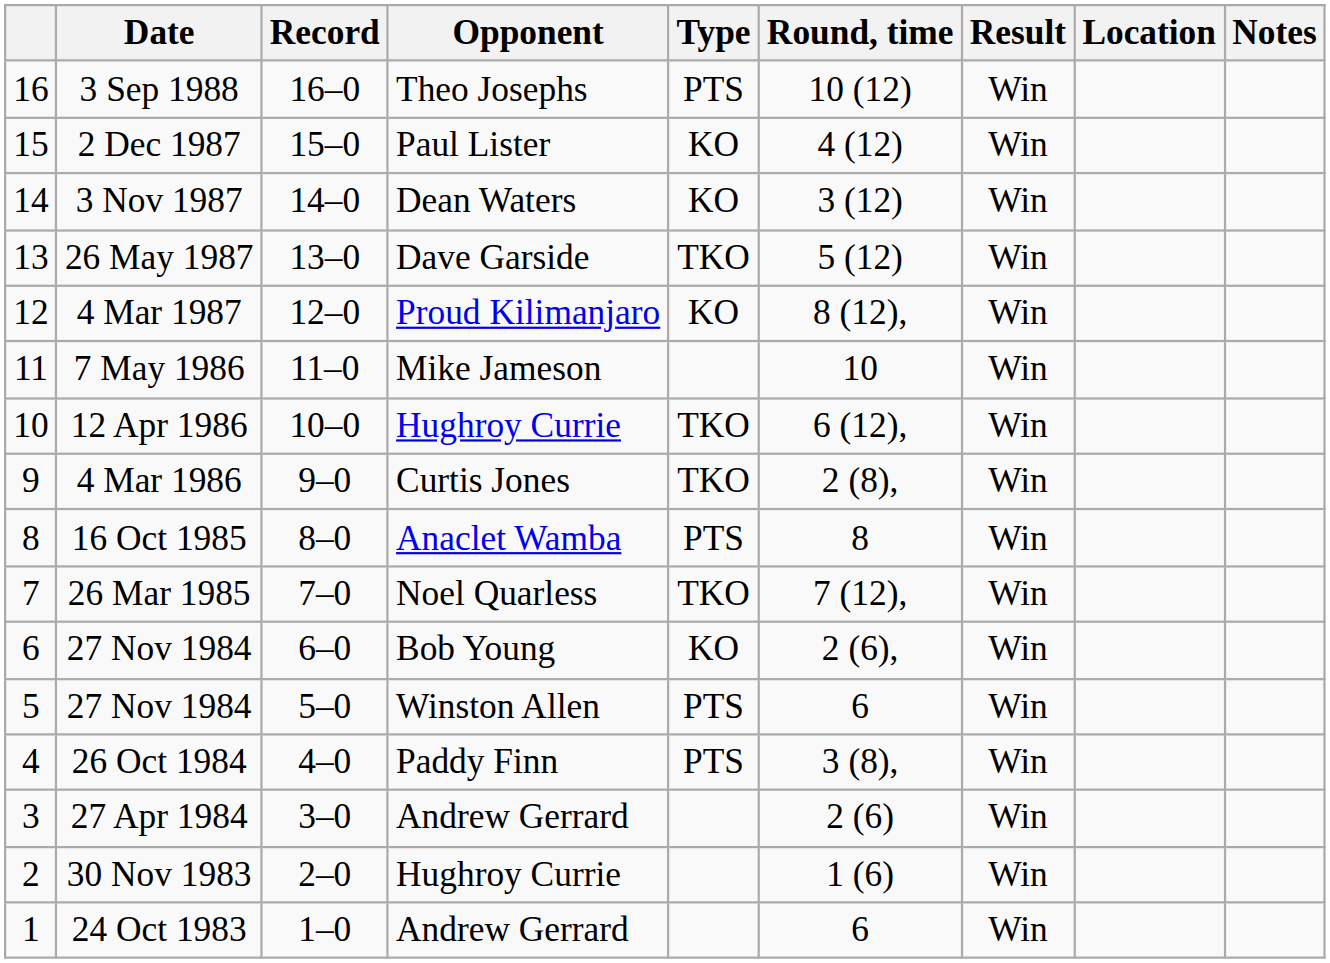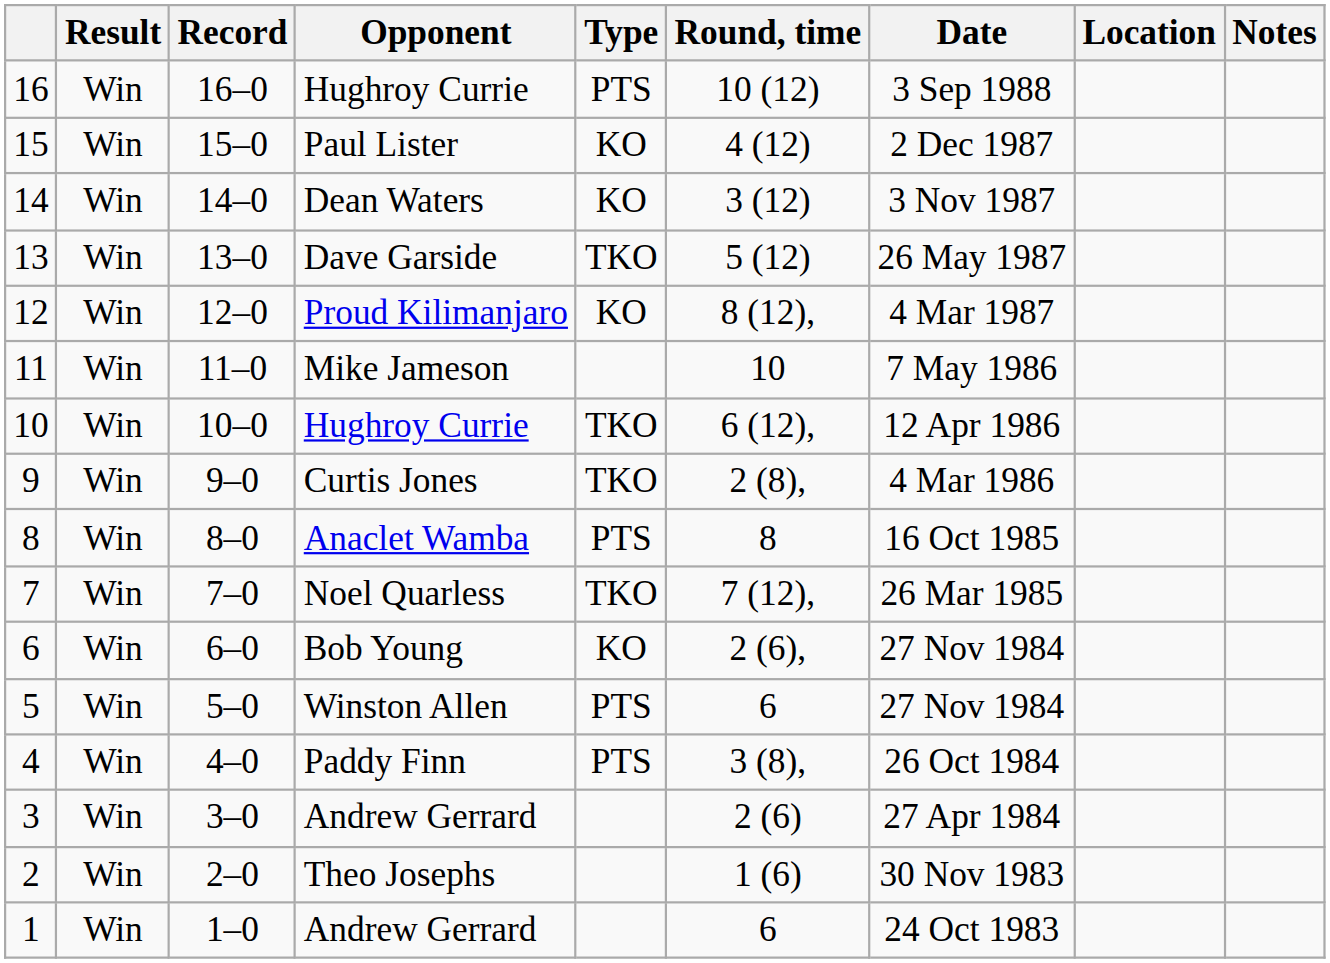columns swapped: (1018, 32) <-> (159, 32)
(492, 88) Theo Josephs -> (416, 88) Hughroy Currie
(509, 873) Hughroy Currie -> (400, 873) Theo Josephs
